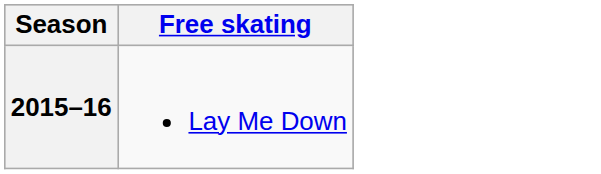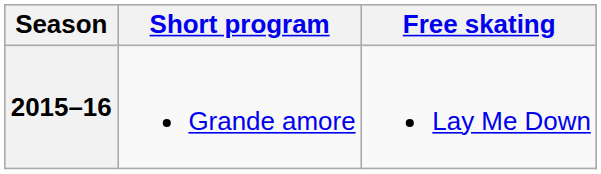+ column: (240, 25)
